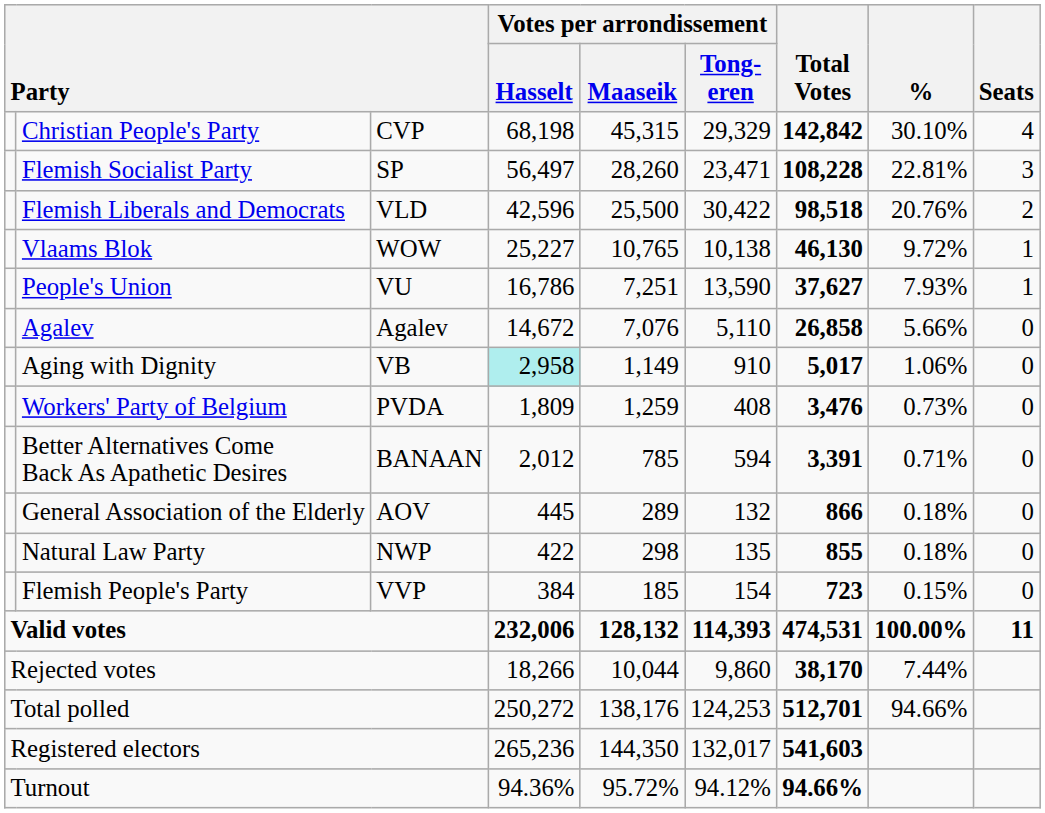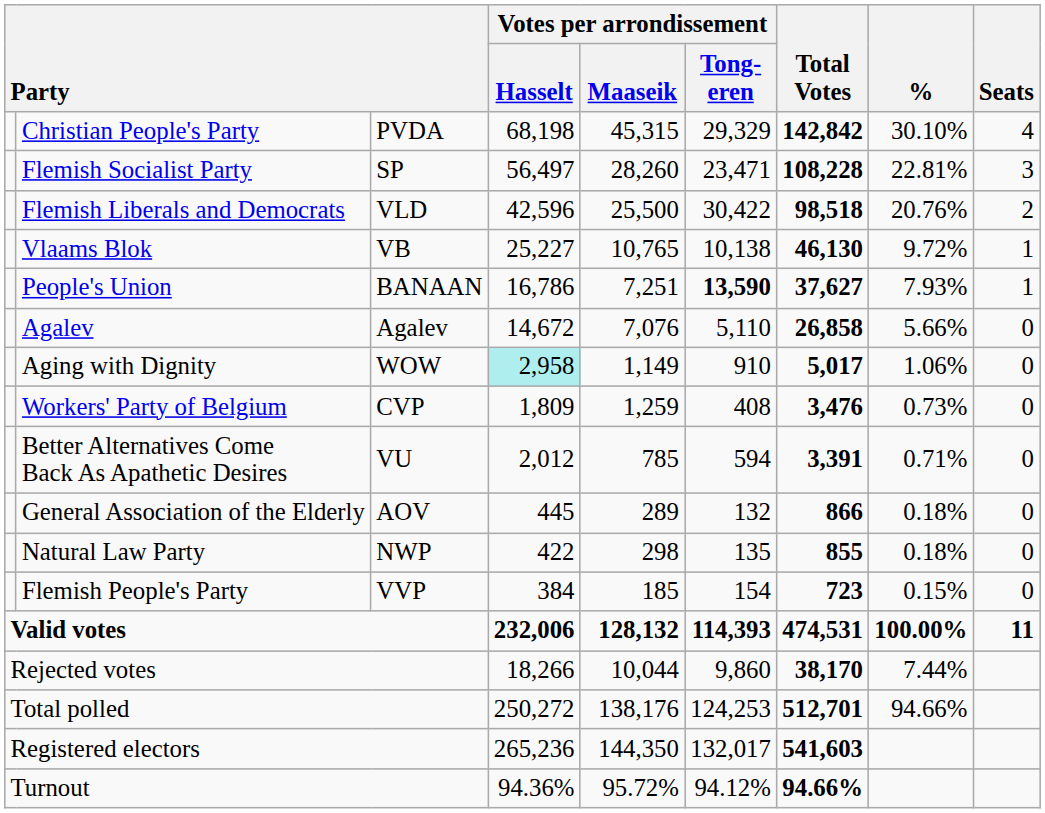(400, 130) CVP -> (410, 130) PVDA
(409, 248) WOW -> (394, 248) VB
(394, 288) VU -> (429, 288) BANAAN
(737, 288) normal -> (737, 288) bold
(394, 366) VB -> (409, 366) WOW
(410, 406) PVDA -> (400, 406) CVP
(429, 459) BANAAN -> (394, 459) VU
